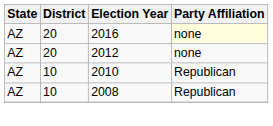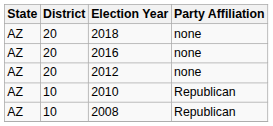+ row: (105, 33)
(188, 33) lightyellow background -> (188, 53) no background
